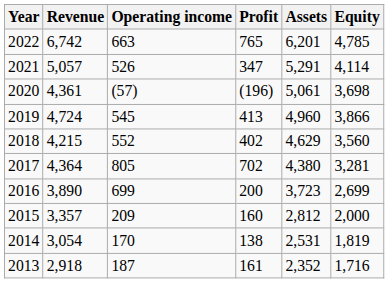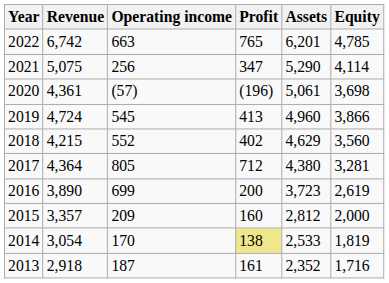(64, 66) 5,057 -> (64, 66) 5,075
(123, 66) 526 -> (123, 66) 256
(303, 66) 5,291 -> (303, 66) 5,290
(251, 166) 702 -> (251, 166) 712
(352, 191) 2,699 -> (352, 191) 2,619
(251, 240) no background -> (251, 240) khaki background
(303, 240) 2,531 -> (303, 240) 2,533
